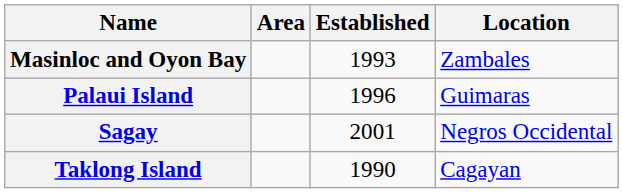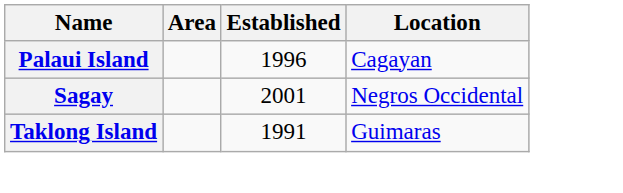- row: (128, 59)
(485, 95) Guimaras -> (391, 59) Cagayan
(373, 168) 1990 -> (284, 132) 1991
(481, 168) Cagayan -> (396, 132) Guimaras
